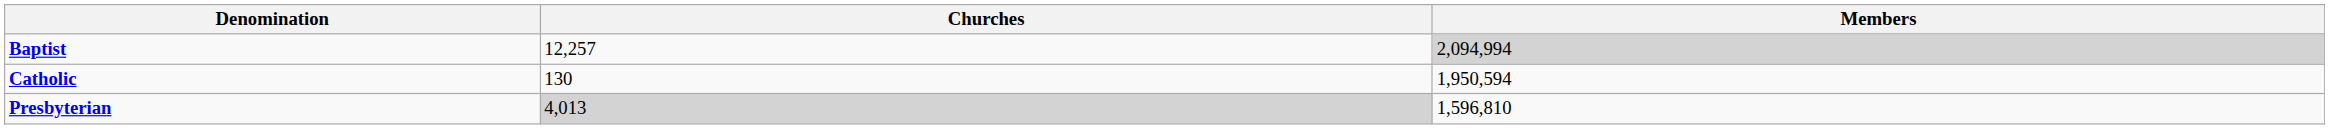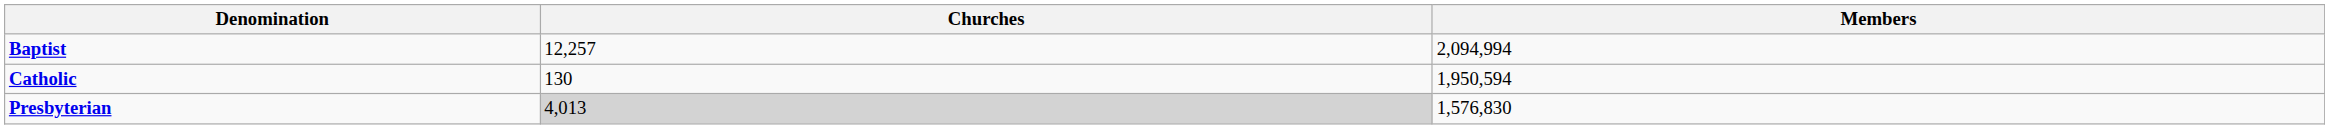(1474, 49) lightgrey background -> (1474, 49) no background
(1474, 108) 1,596,810 -> (1474, 108) 1,576,830
